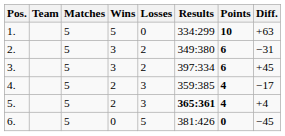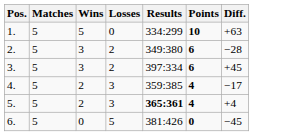- column: (45, 13)
(265, 49) −31 -> (233, 49) −28
